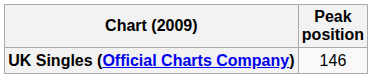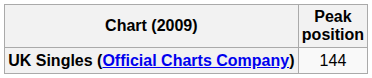(333, 60) 146 -> (333, 60) 144
